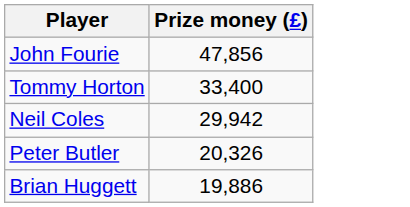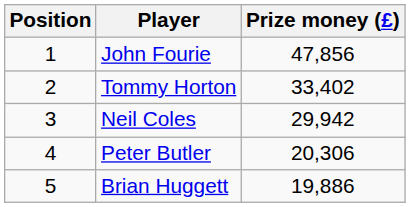+ column: (50, 20)
(231, 86) 33,400 -> (323, 86) 33,402
(231, 152) 20,326 -> (323, 152) 20,306
